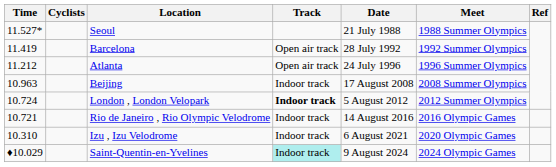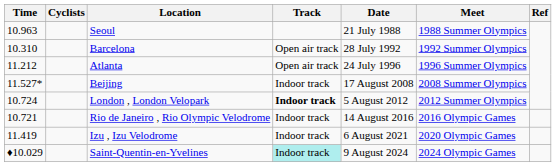(25, 30) 11.527* -> (22, 30) 10.963
(22, 48) 11.419 -> (22, 48) 10.310
(22, 83) 10.963 -> (25, 83) 11.527*
(22, 135) 10.310 -> (22, 135) 11.419
